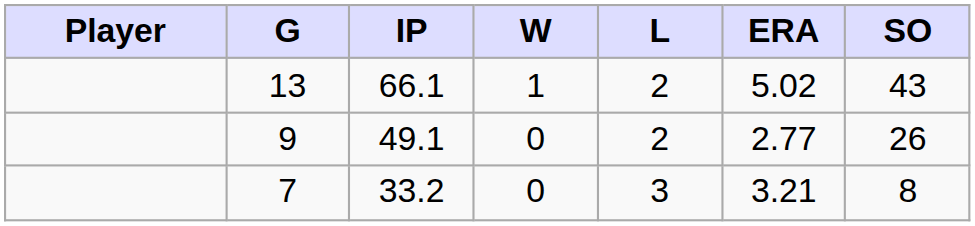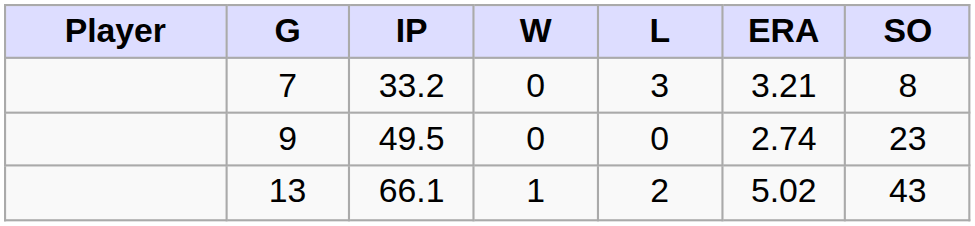rows swapped: (288, 84) <-> (288, 191)
(412, 138) 49.1 -> (412, 138) 49.5
(660, 138) 2 -> (660, 138) 0
(784, 138) 2.77 -> (784, 138) 2.74
(908, 138) 26 -> (908, 138) 23
